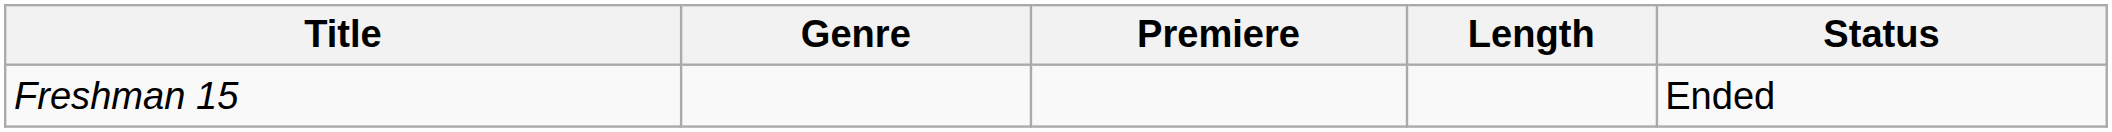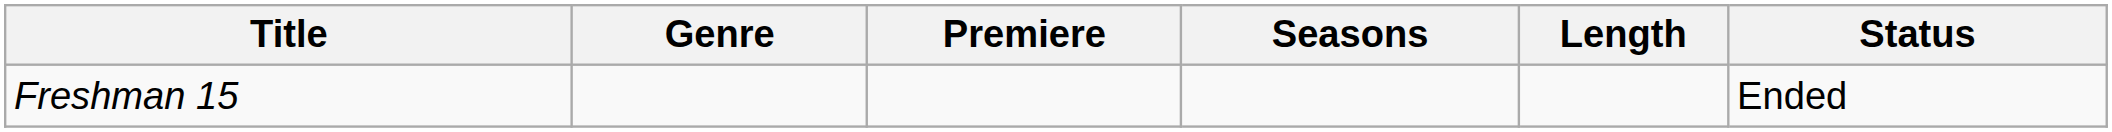+ column: (1350, 34)
